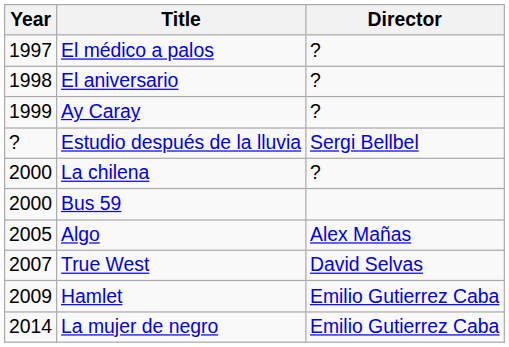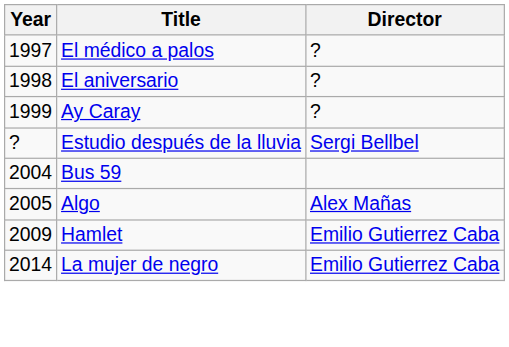- row: (105, 173)
(31, 204) 2000 -> (31, 173) 2004
- row: (105, 265)
